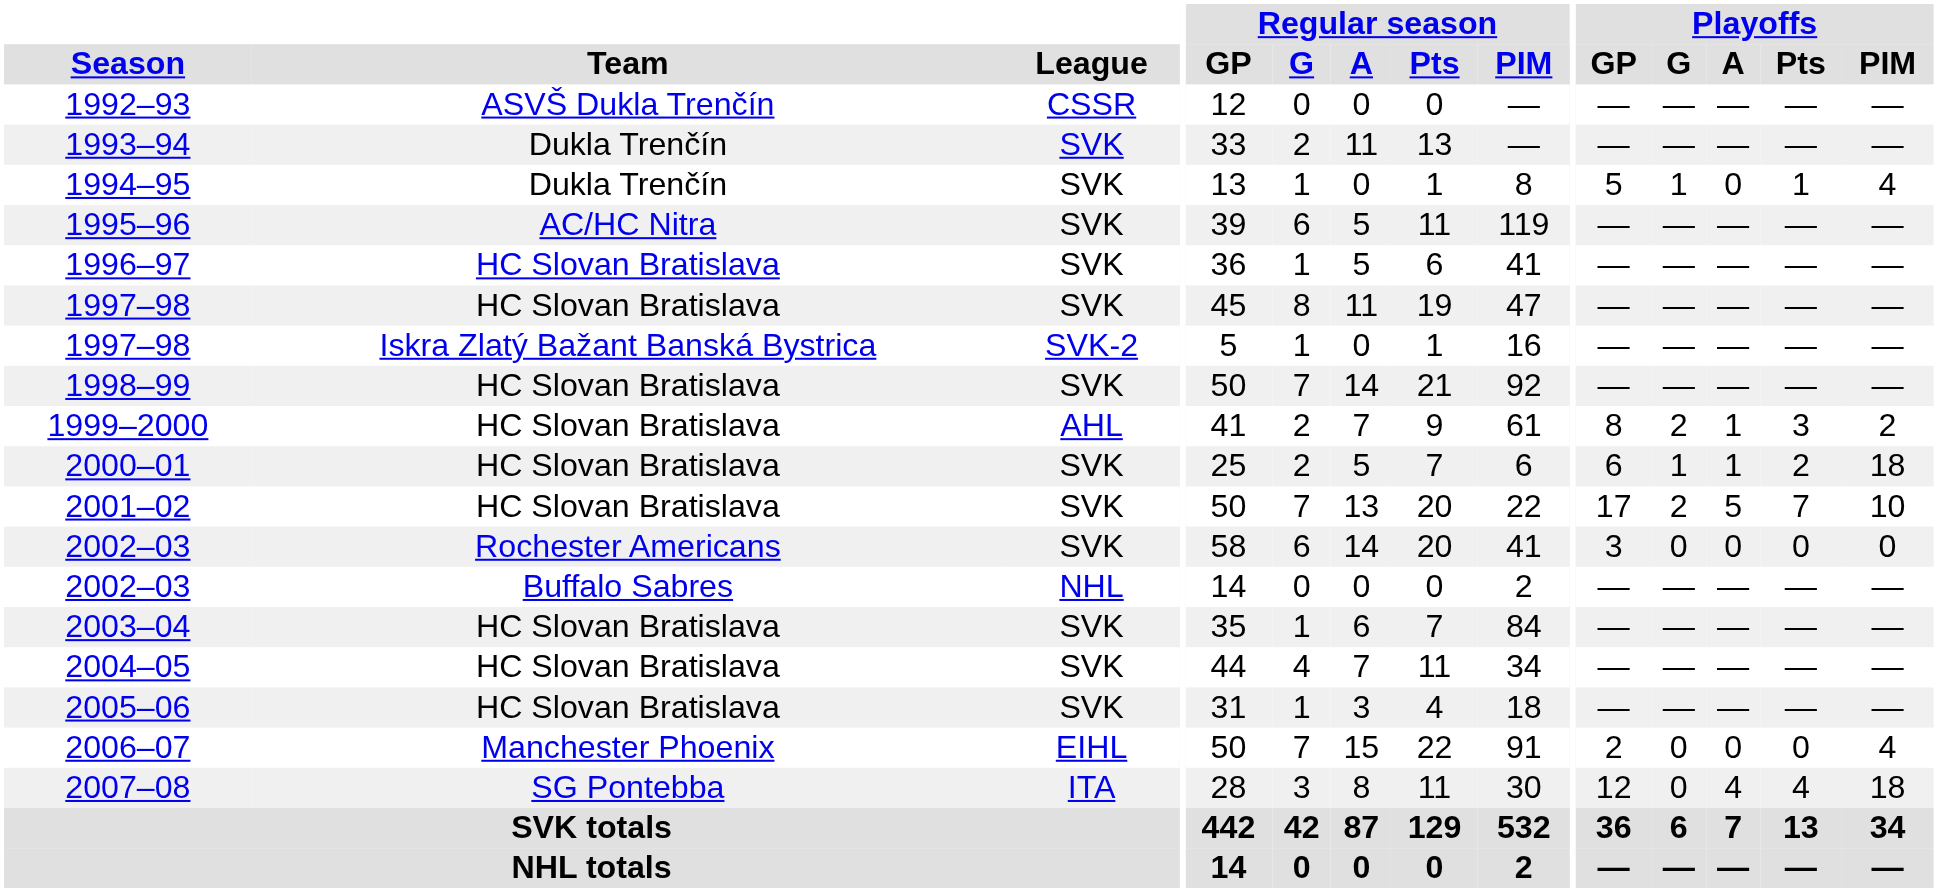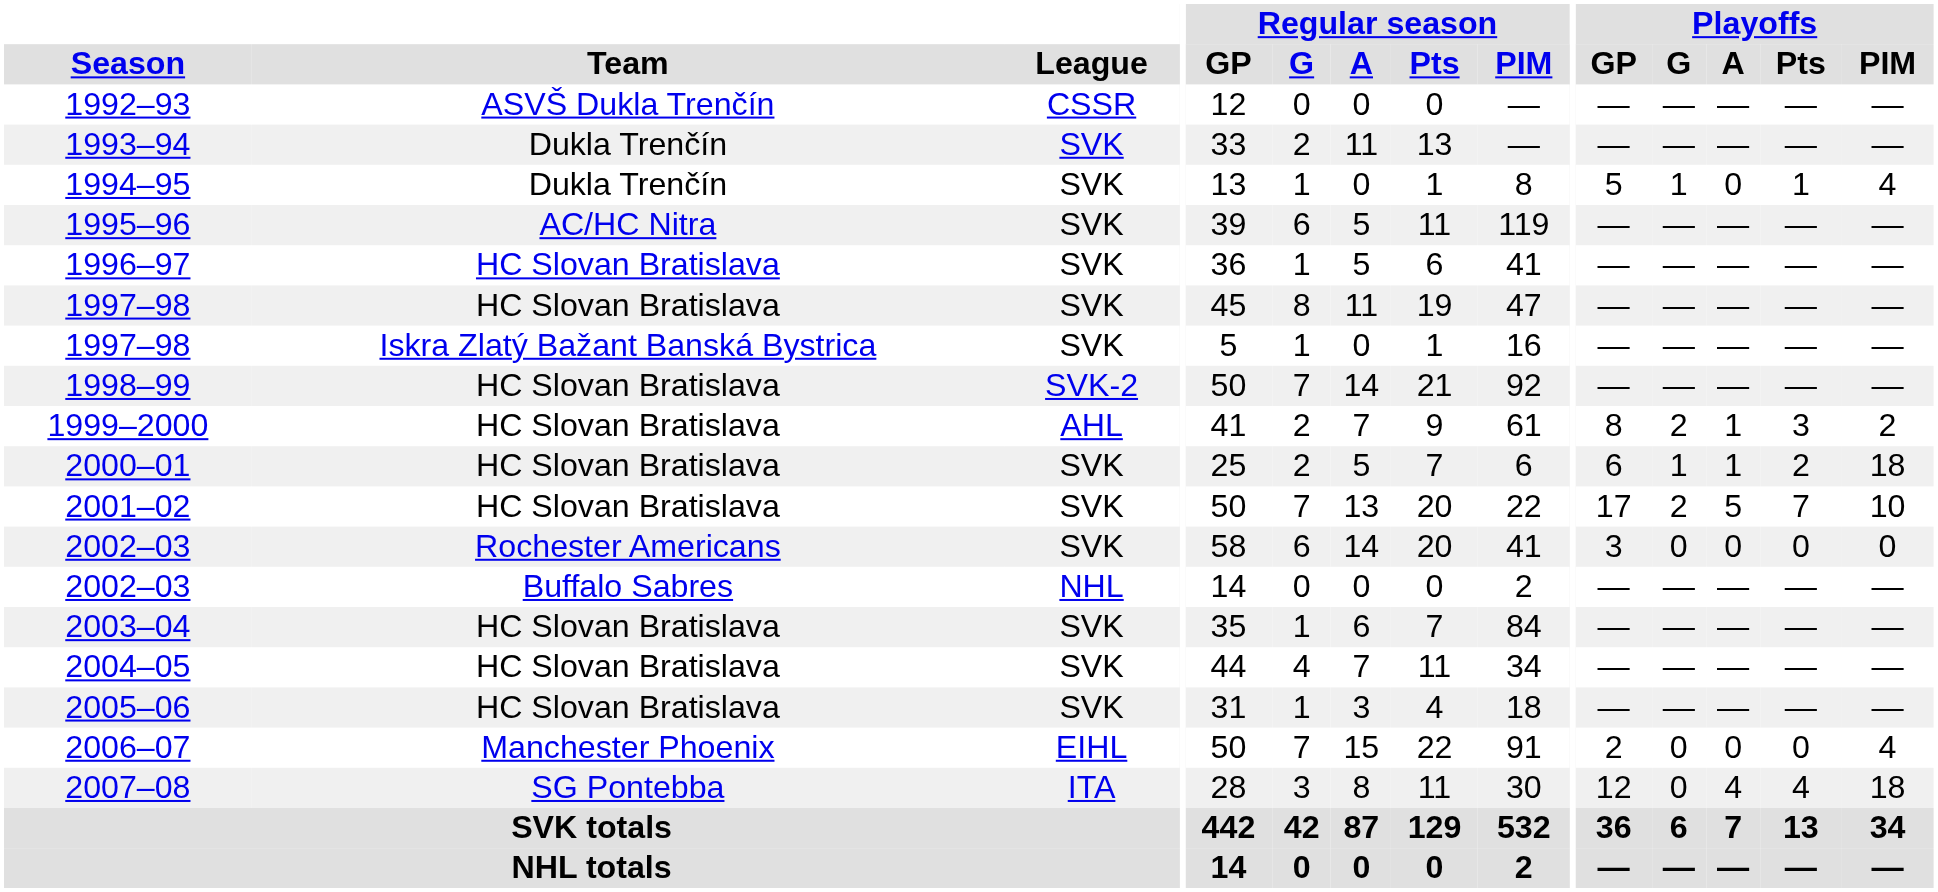(1092, 345) SVK-2 -> (1092, 345) SVK
(1092, 385) SVK -> (1092, 385) SVK-2
